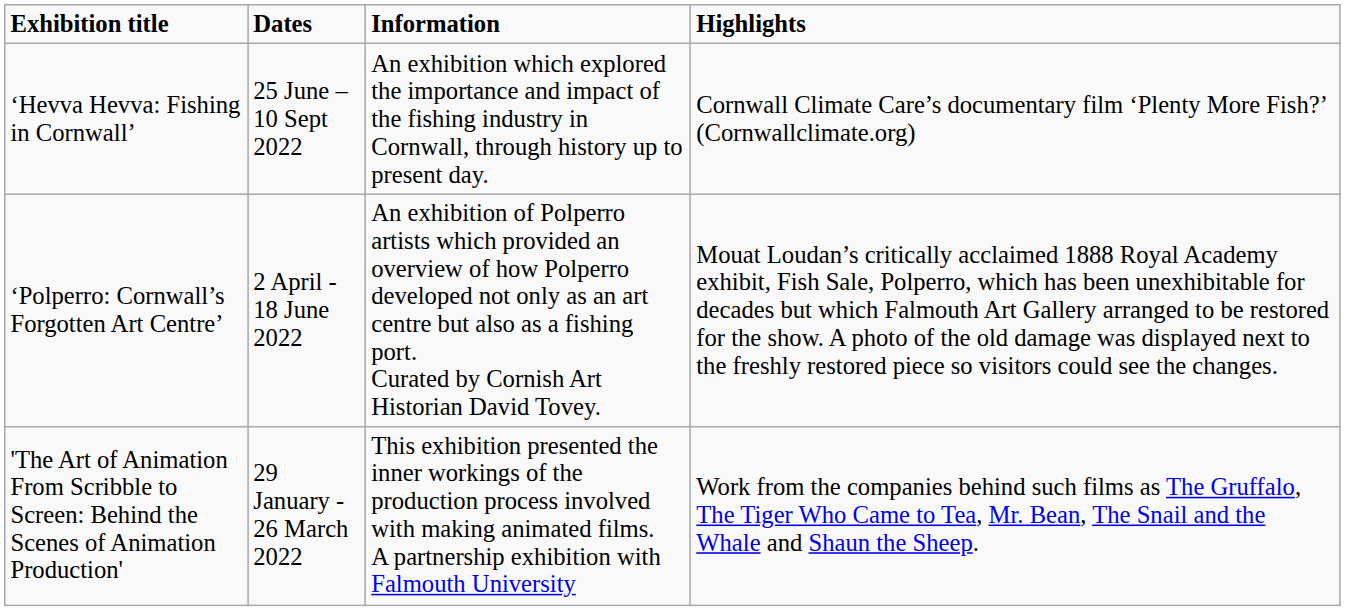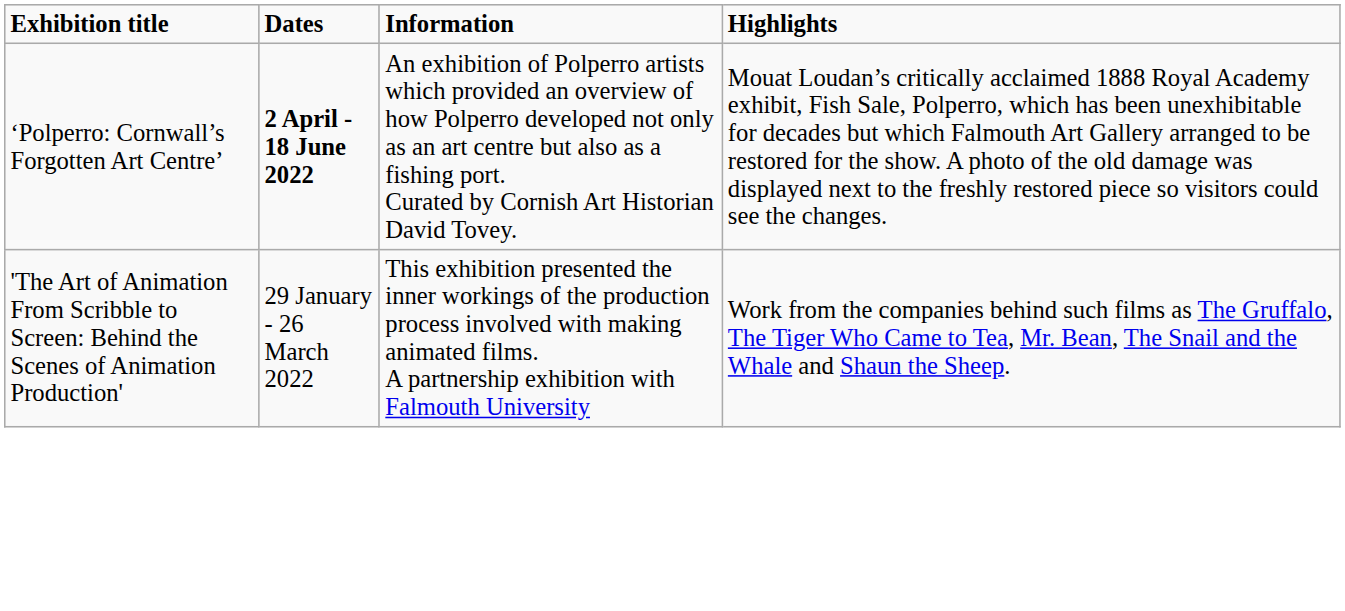- row: (125, 118)
(295, 310) normal -> (308, 146) bold
